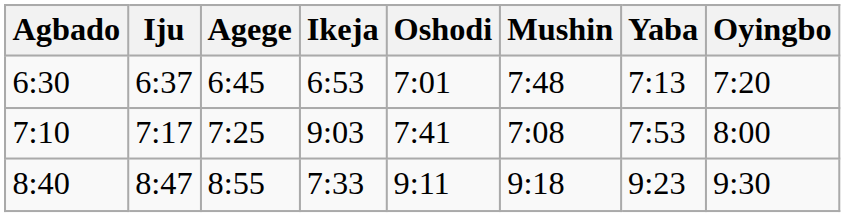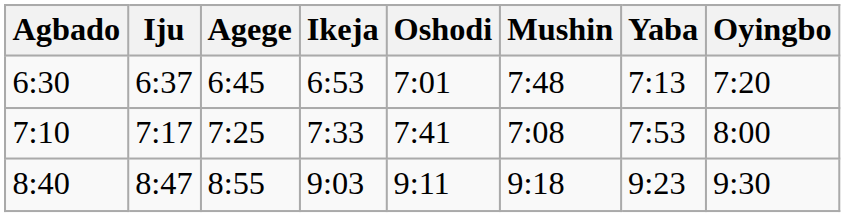(336, 132) 9:03 -> (336, 132) 7:33
(336, 183) 7:33 -> (336, 183) 9:03
